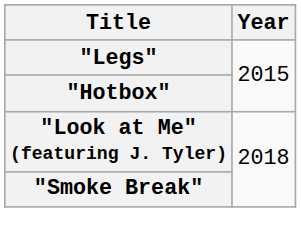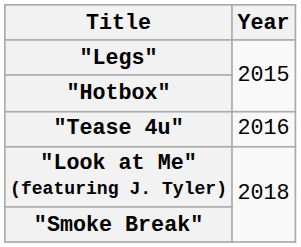+ row: (119, 129)
